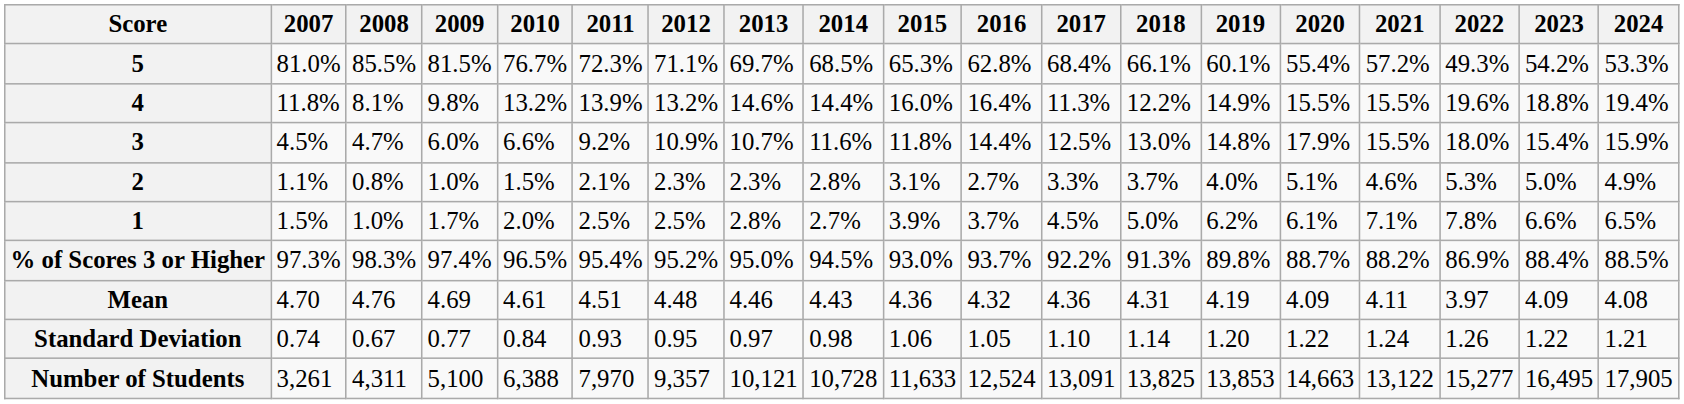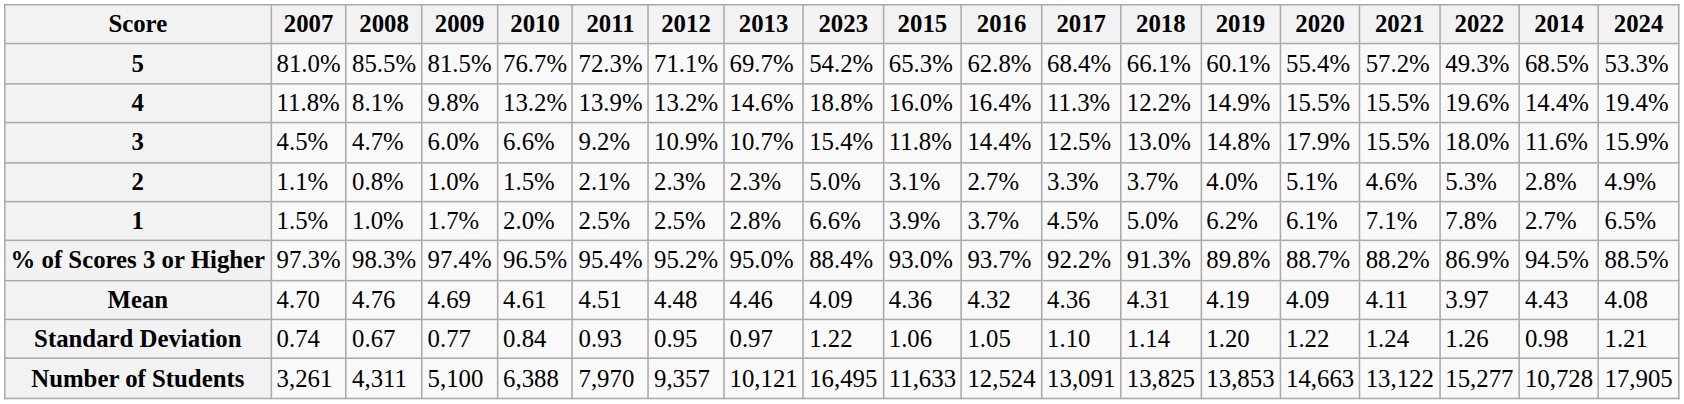columns swapped: (843, 24) <-> (1559, 24)
